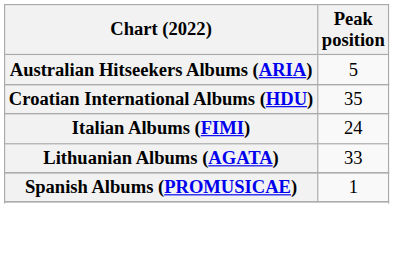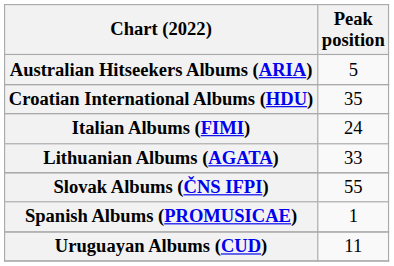+ row: (161, 187)
+ row: (161, 246)
